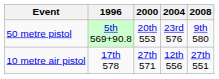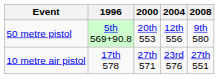(174, 33) 23rd 576 -> (174, 33) 12th 556
(174, 60) 12th 556 -> (174, 60) 23rd 576
